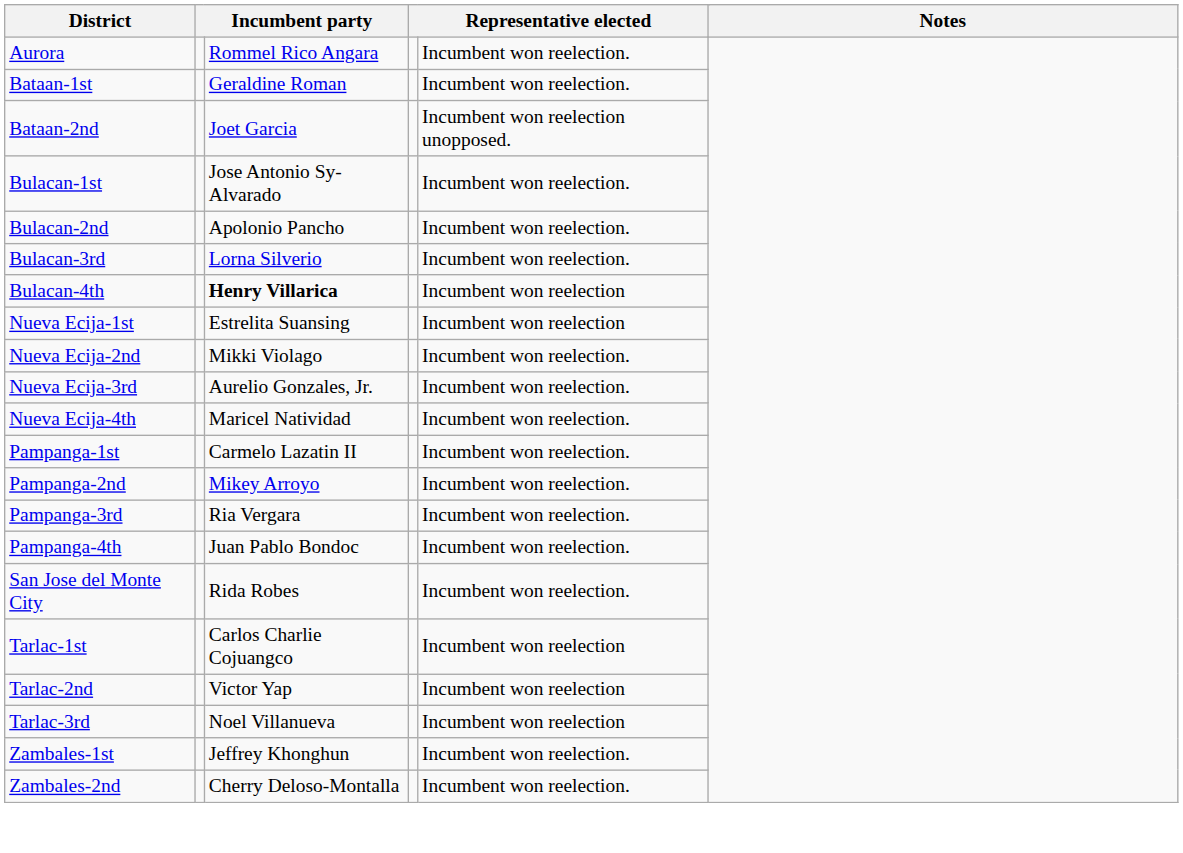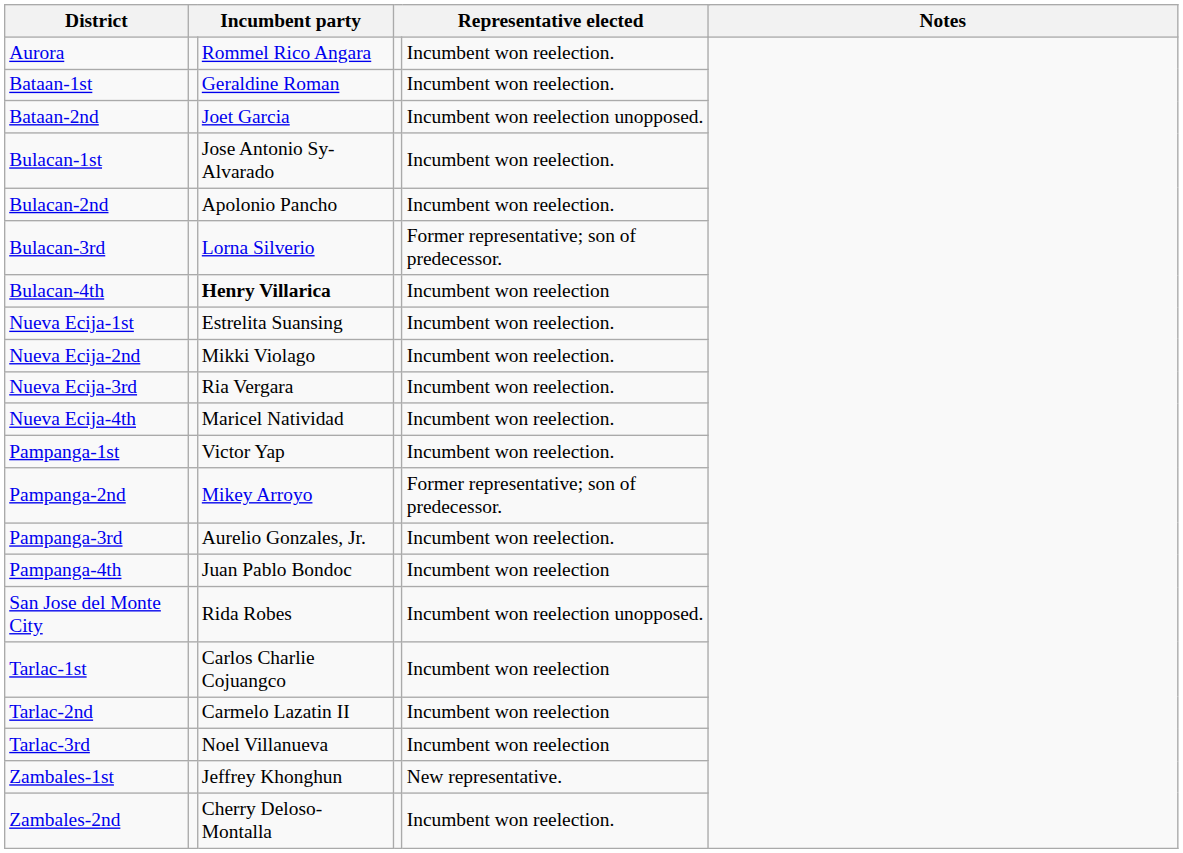(526, 259) Incumbent won reelection. -> (521, 247) Former representative; son of predecessor.
(523, 323) Incumbent won reelection -> (511, 323) Incumbent won reelection.
(291, 387) Aurelio Gonzales, Jr. -> (248, 387) Ria Vergara
(283, 451) Carmelo Lazatin II -> (243, 451) Victor Yap
(526, 483) Incumbent won reelection. -> (521, 495) Former representative; son of predecessor.
(255, 515) Ria Vergara -> (284, 538) Aurelio Gonzales, Jr.
(526, 547) Incumbent won reelection. -> (508, 570) Incumbent won reelection
(526, 591) Incumbent won reelection. -> (555, 614) Incumbent won reelection unopposed.
(250, 689) Victor Yap -> (276, 712) Carmelo Lazatin II
(526, 753) Incumbent won reelection. -> (484, 776) New representative.
